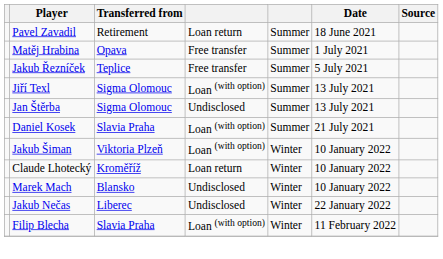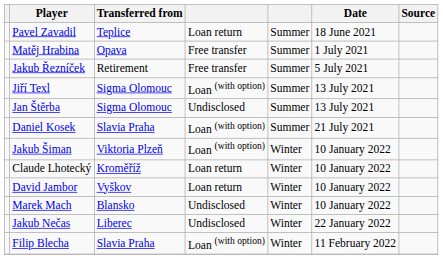(122, 31) Retirement -> (114, 31) Teplice
(114, 68) Teplice -> (122, 68) Retirement
+ row: (45, 187)
